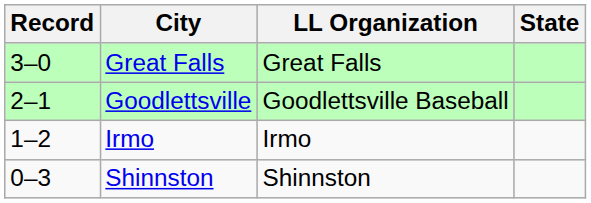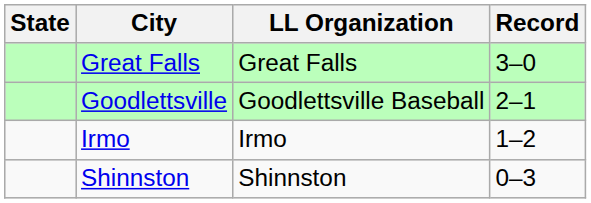columns swapped: (550, 23) <-> (52, 23)
